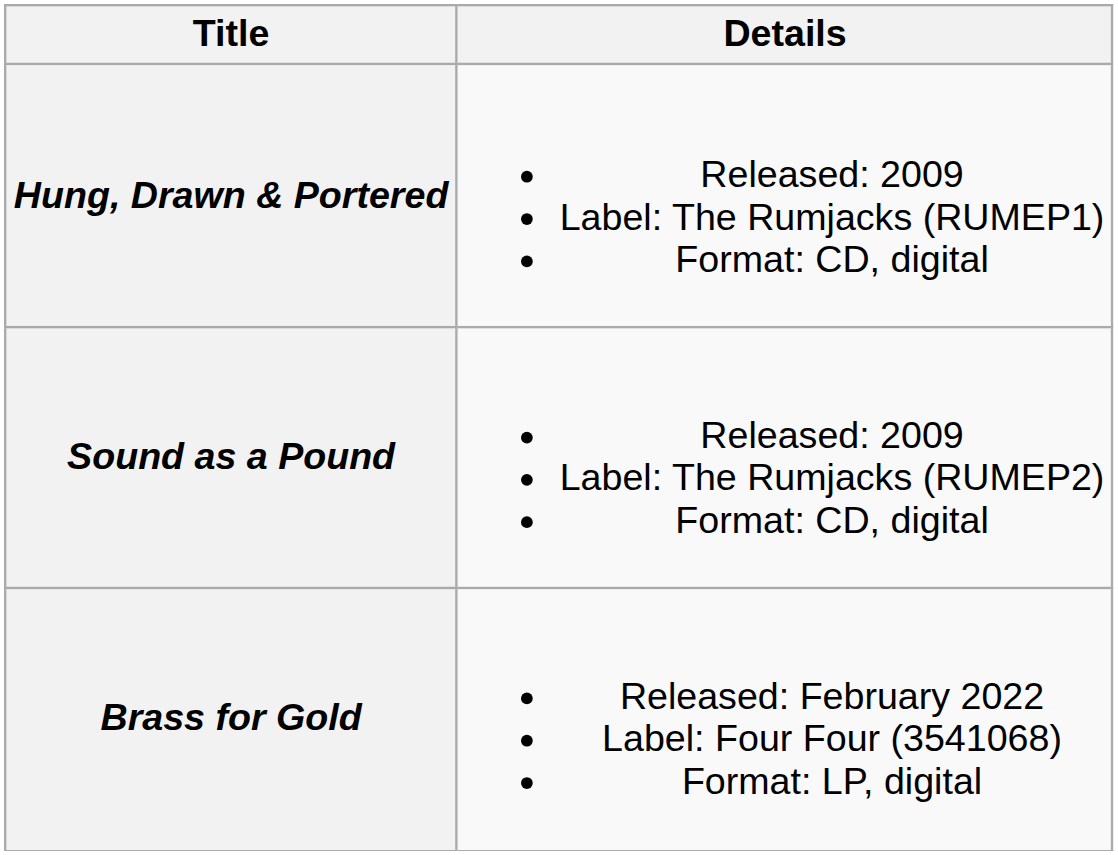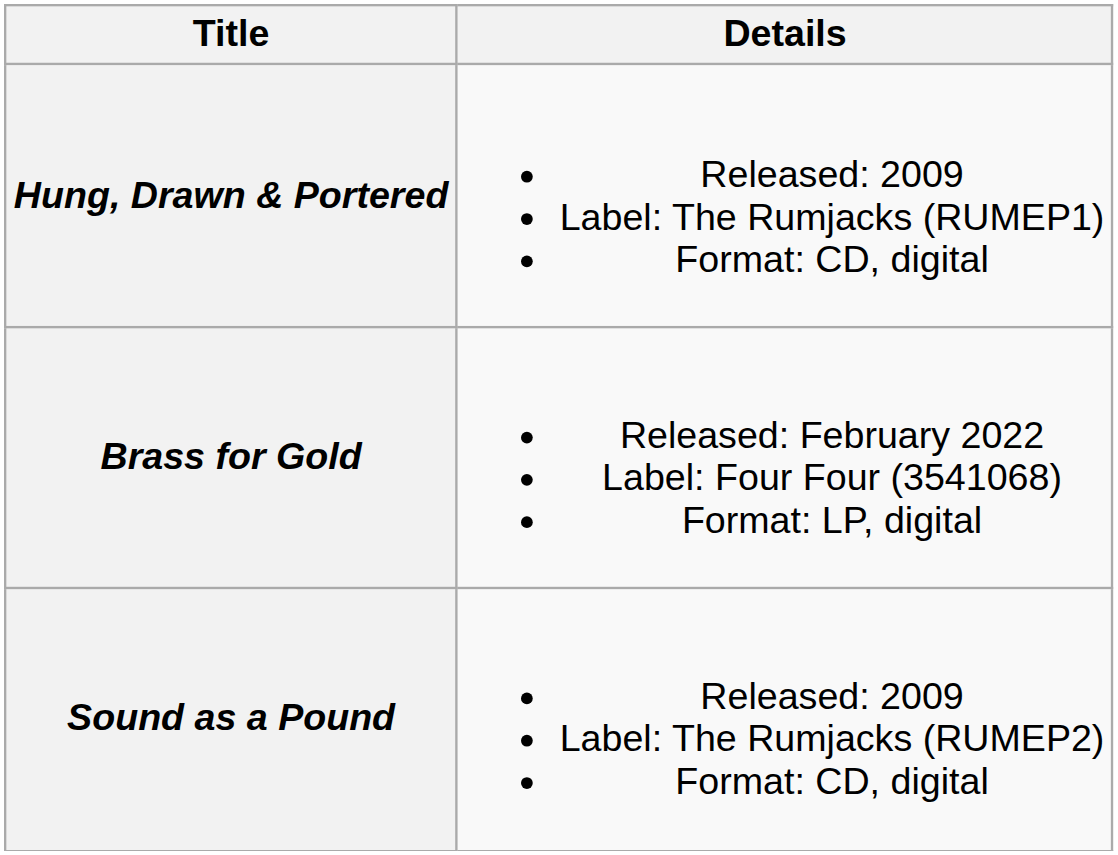rows swapped: (231, 456) <-> (231, 718)
